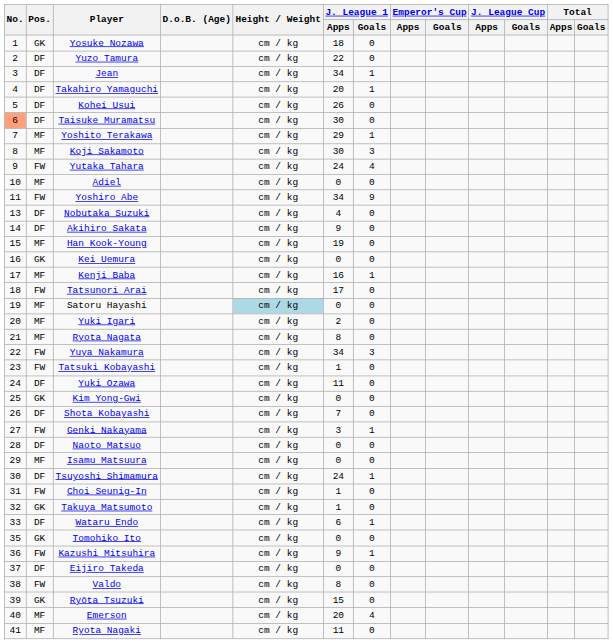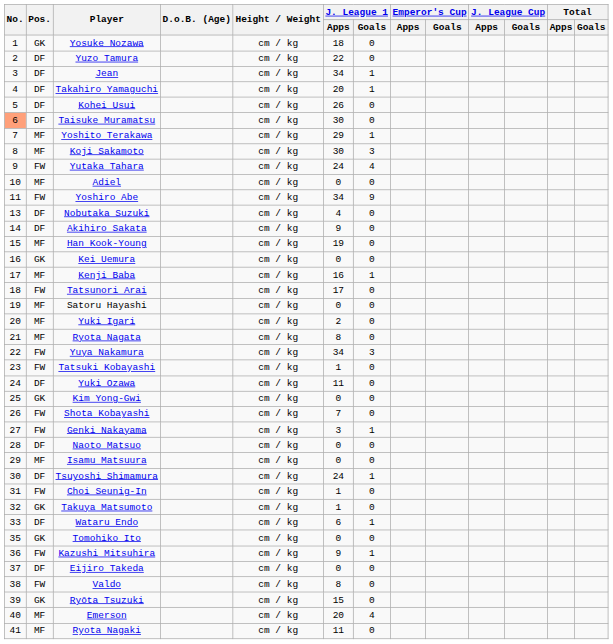(278, 306) lightblue background -> (278, 306) no background
(40, 414) DF -> (40, 414) FW
